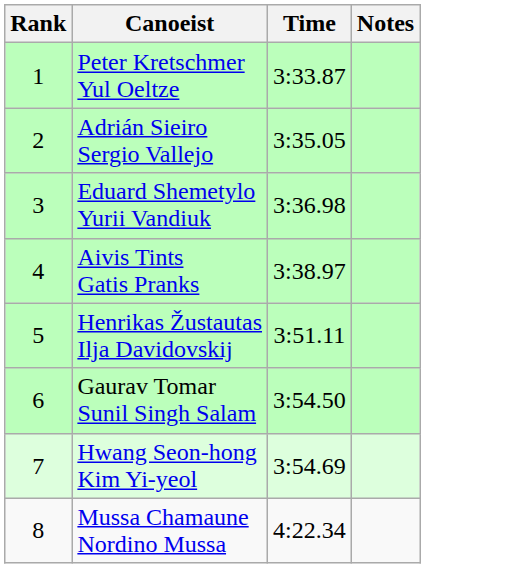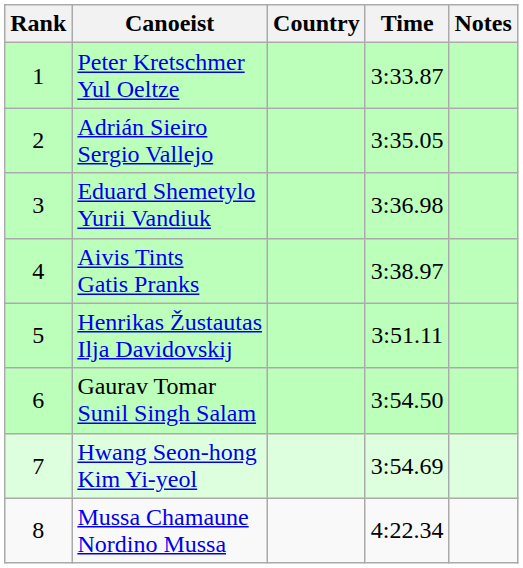+ column: (316, 23)
